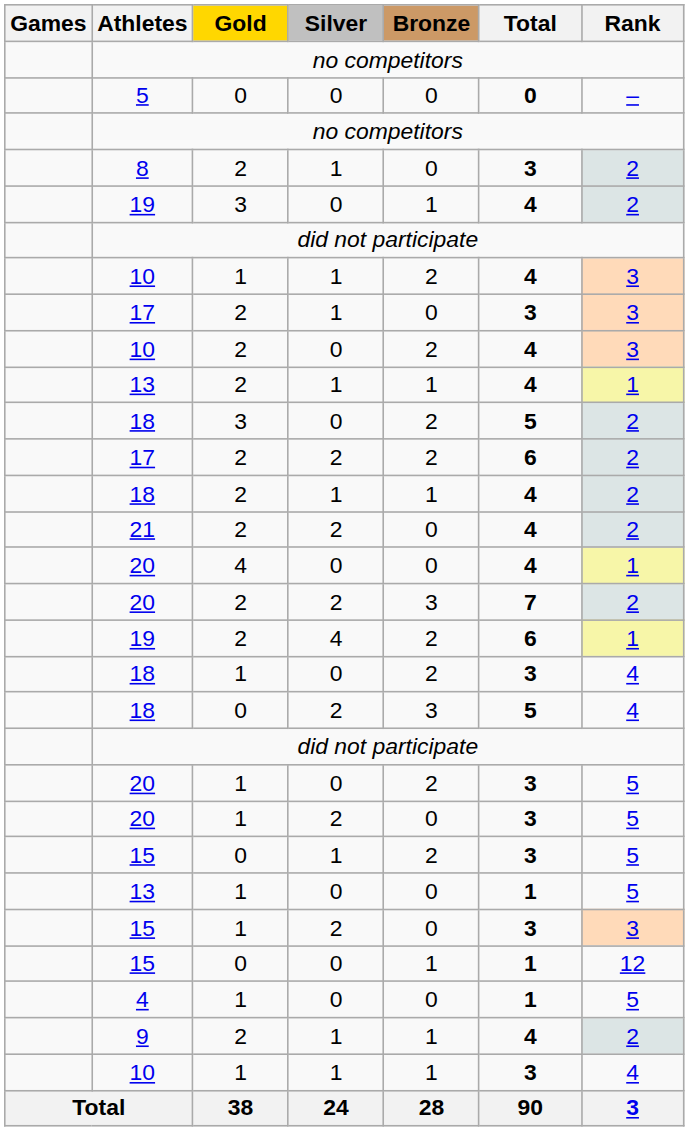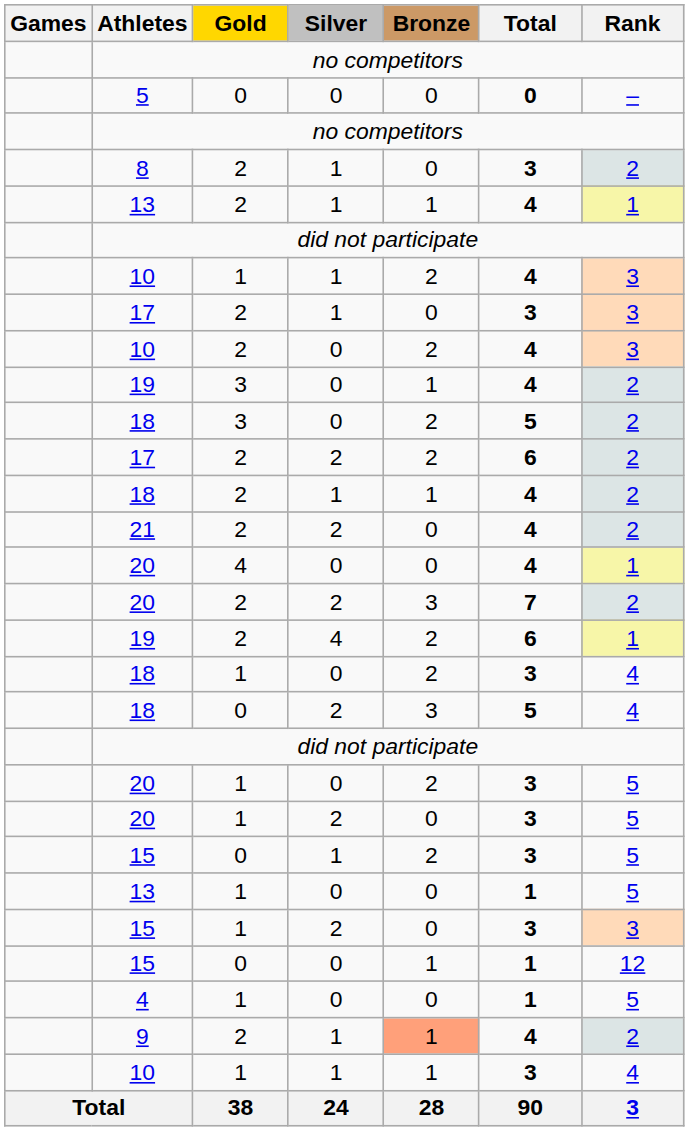rows swapped: (142, 385) <-> (142, 204)
(431, 1036) no background -> (431, 1036) lightsalmon background
